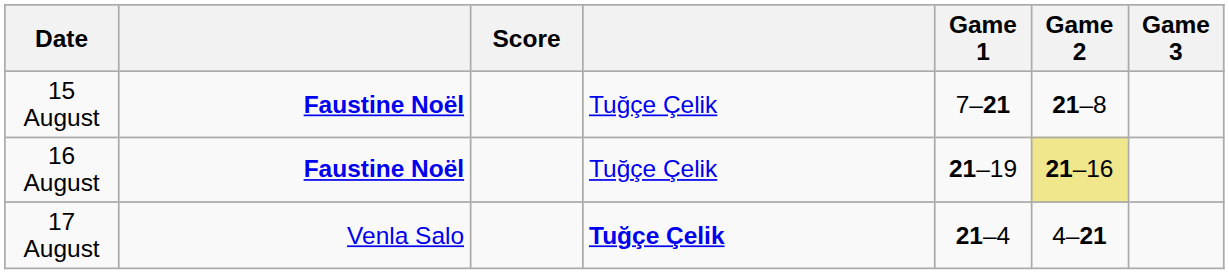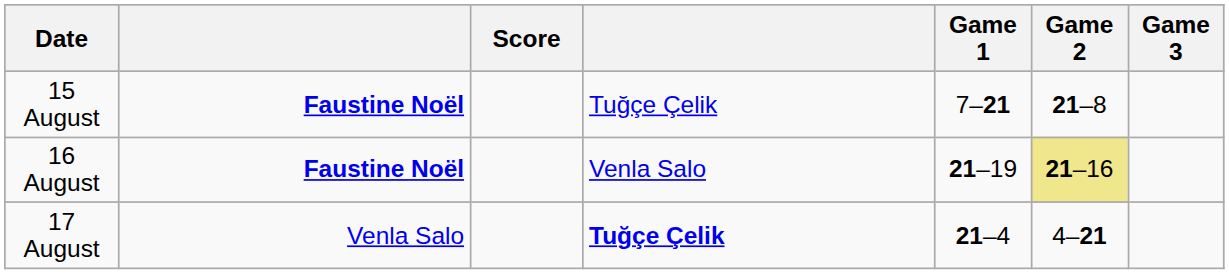(653, 170) Tuğçe Çelik -> (648, 170) Venla Salo
